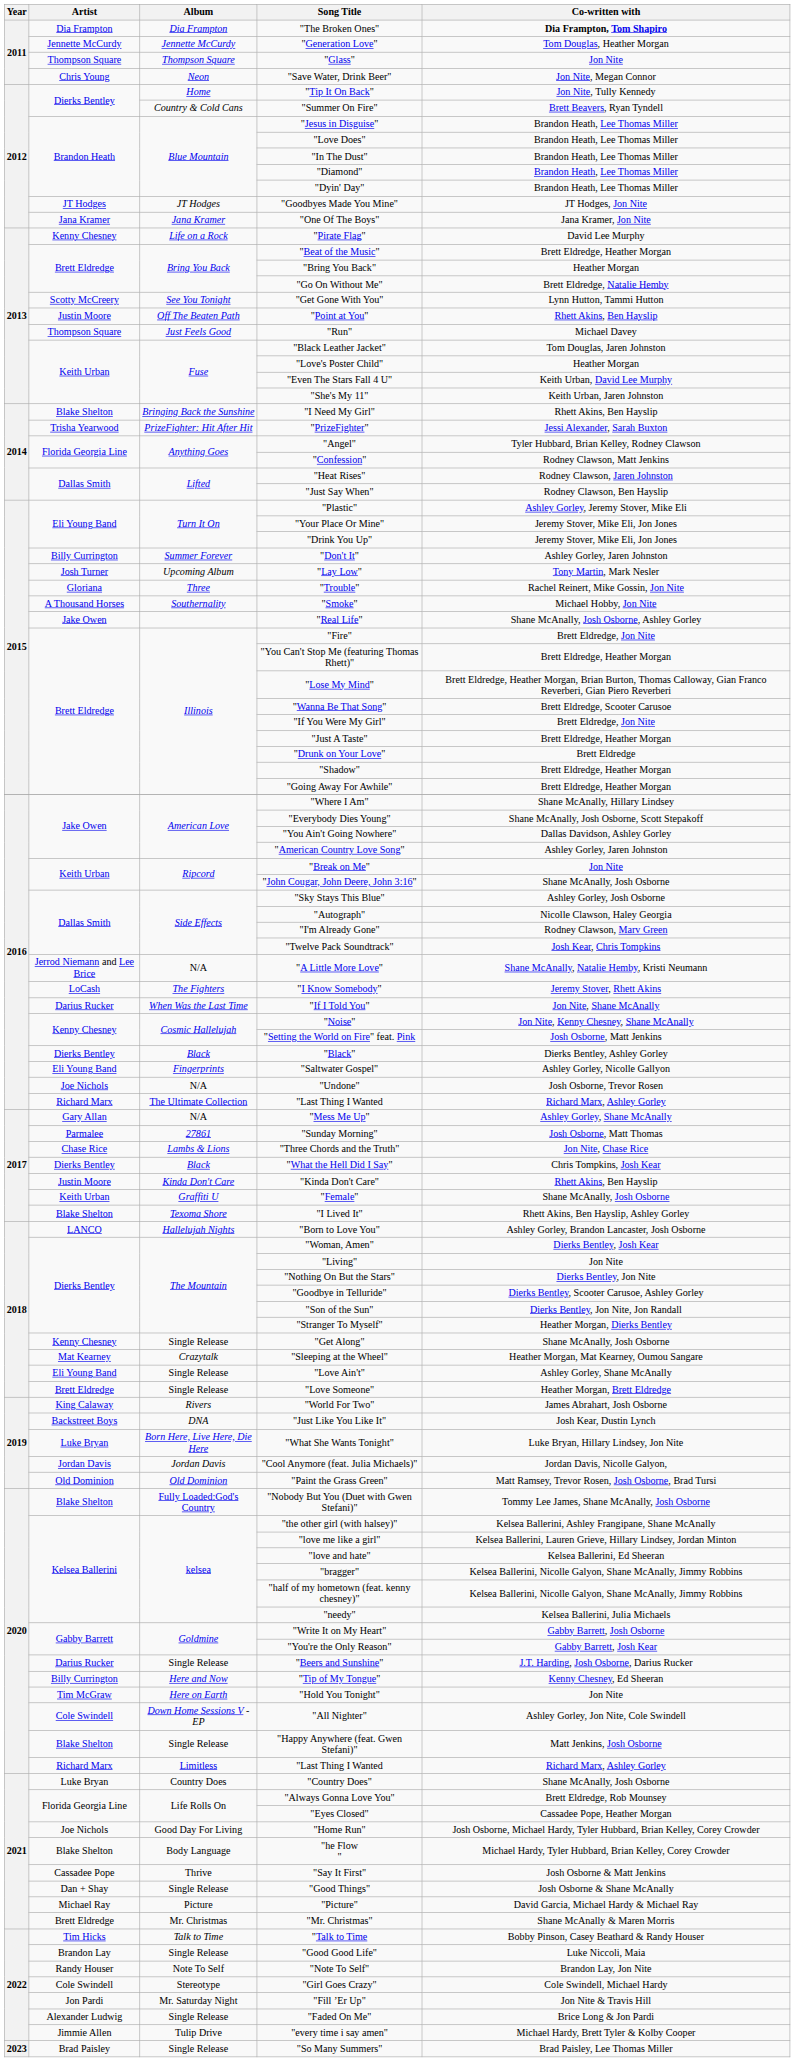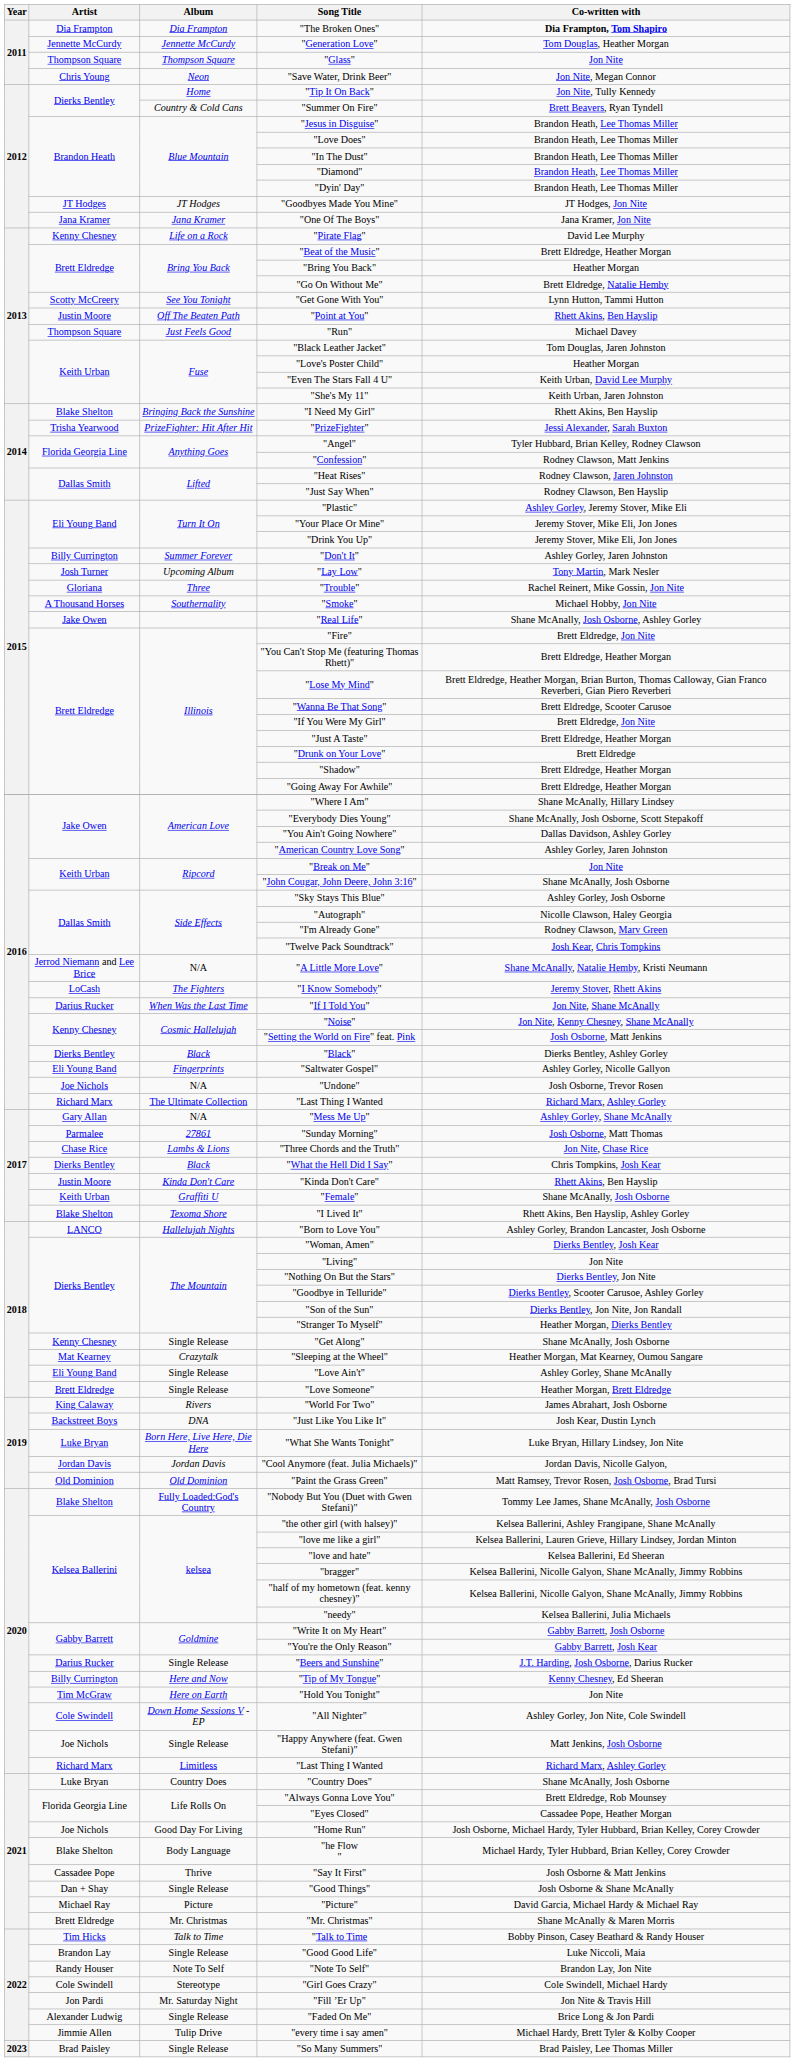(84, 1744) Blake Shelton -> (84, 1744) Joe Nichols
